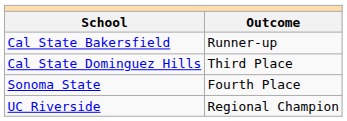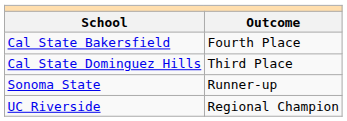(242, 43) Runner-up -> (254, 43) Fourth Place
(254, 85) Fourth Place -> (242, 85) Runner-up
